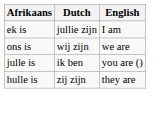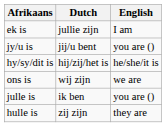+ row: (20, 46)
+ row: (30, 63)
